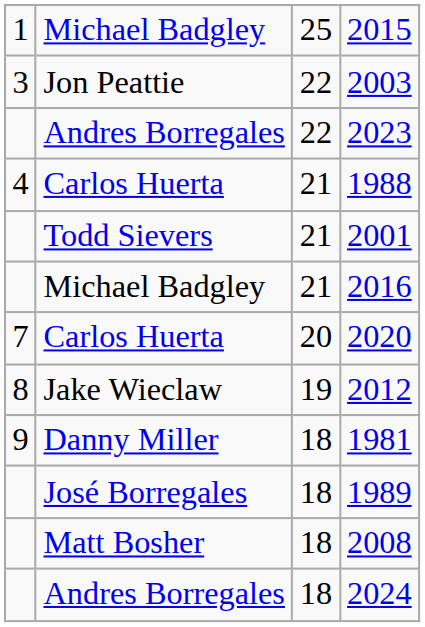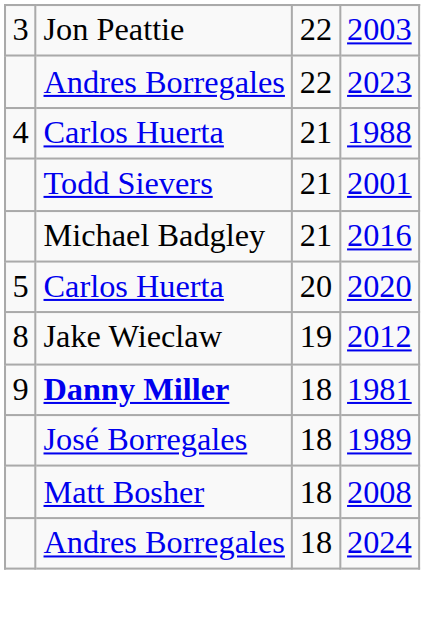- row: (379, 30)
(21, 337) 7 -> (21, 286) 5
(131, 440) normal -> (136, 388) bold
